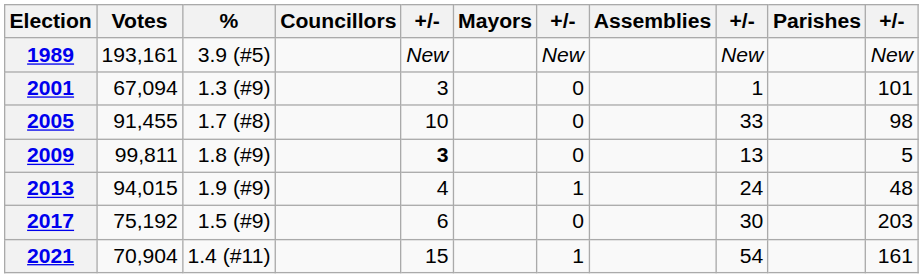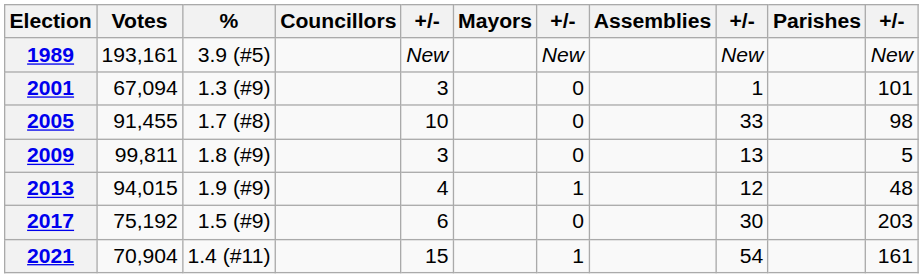(443, 155) bold -> (443, 155) normal
(751, 188) 24 -> (751, 188) 12
